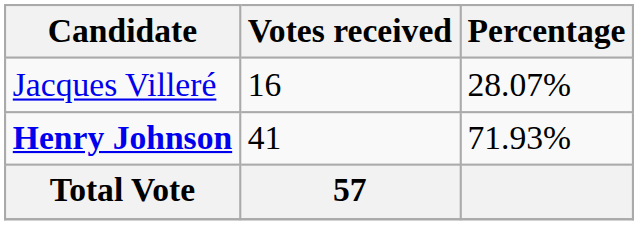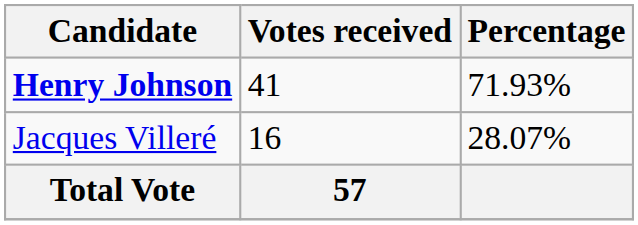rows swapped: (122, 137) <-> (115, 84)
